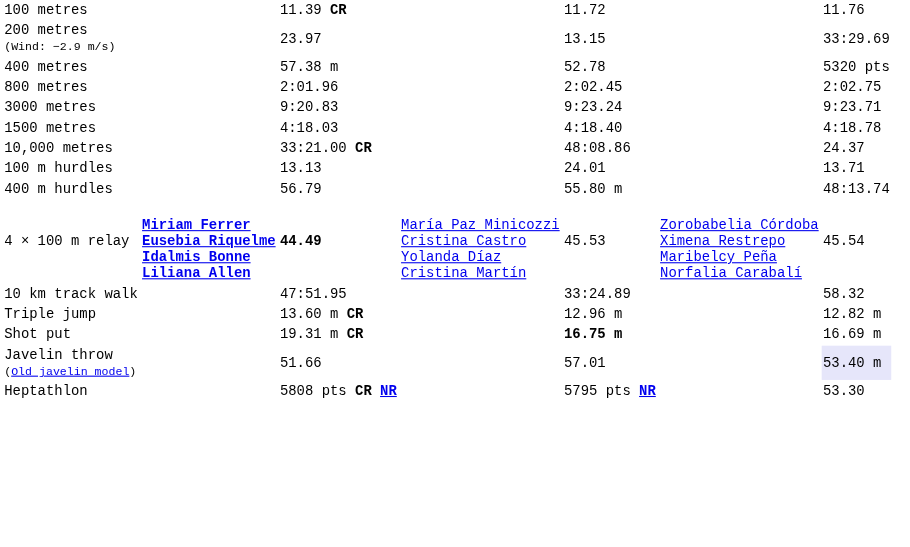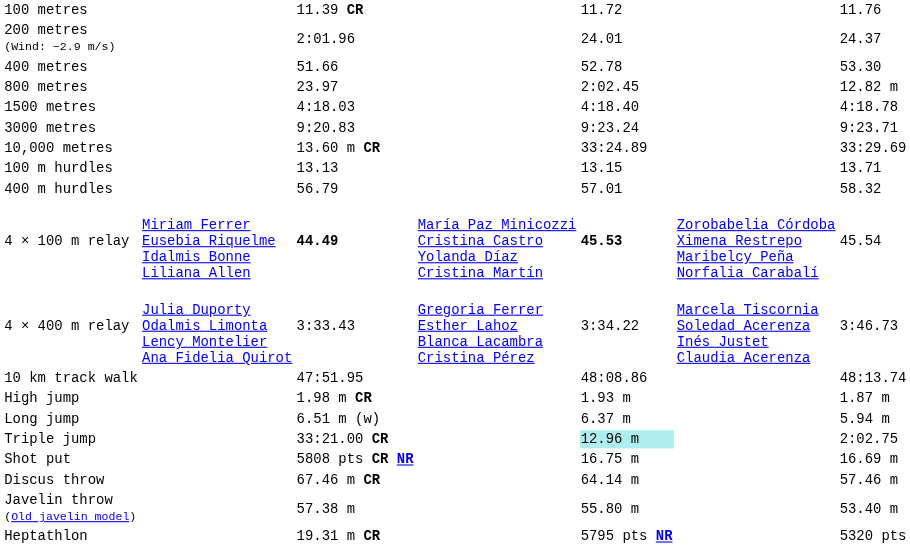(301, 39) 23.97 -> (326, 39) 2:01.96
(585, 39) 13.15 -> (602, 39) 24.01
(856, 39) 33:29.69 -> (861, 39) 24.37
(309, 67) 57.38 m -> (317, 67) 51.66
(856, 67) 5320 pts -> (861, 67) 53.30
(309, 87) 2:01.96 -> (317, 87) 23.97
(852, 87) 2:02.75 -> (869, 87) 12.82 m
rows swapped: (50, 128) <-> (50, 108)
(326, 148) 33:21.00 CR -> (338, 148) 13.60 m CR
(597, 148) 48:08.86 -> (614, 148) 33:24.89
(844, 148) 24.37 -> (873, 148) 33:29.69
(585, 169) 24.01 -> (602, 169) 13.15
(593, 189) 55.80 m -> (602, 189) 57.01
(856, 189) 48:13.74 -> (861, 189) 58.32
(209, 249) bold -> (209, 249) normal
(585, 241) normal -> (602, 241) bold
+ row: (67, 326)
(597, 294) 33:24.89 -> (614, 378) 48:08.86
(844, 294) 58.32 -> (873, 378) 48:13.74
+ row: (42, 399)
+ row: (42, 419)
(322, 314) 13.60 m CR -> (343, 439) 33:21.00 CR
(593, 314) no background -> (610, 439) paleturquoise background
(852, 314) 12.82 m -> (869, 439) 2:02.75
(322, 334) 19.31 m CR -> (355, 460) 5808 pts CR NR
(593, 334) bold -> (610, 460) normal
+ row: (54, 480)
(301, 363) 51.66 -> (326, 508) 57.38 m
(585, 363) 57.01 -> (610, 508) 55.80 m
(852, 363) lavender background -> (869, 508) no background
(338, 391) 5808 pts CR NR -> (338, 537) 19.31 m CR
(844, 391) 53.30 -> (873, 537) 5320 pts
